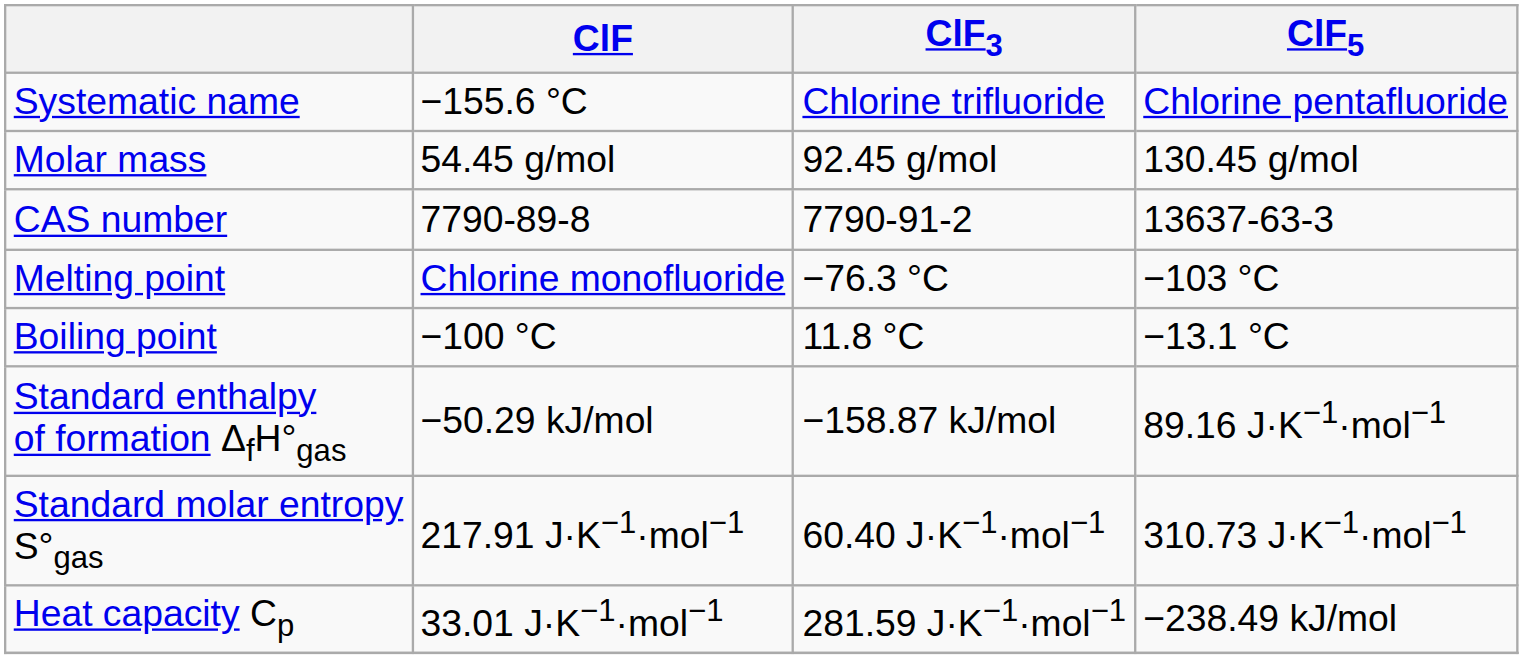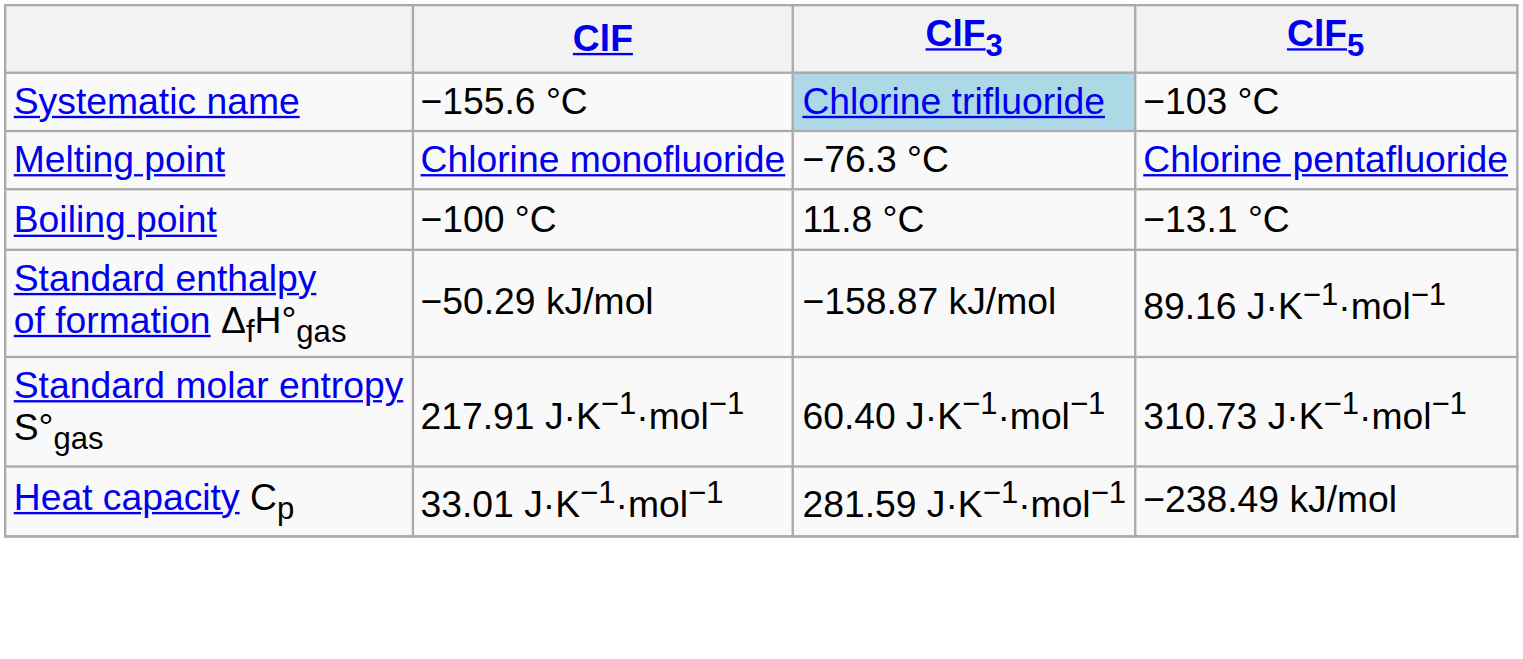(954, 100) no background -> (954, 100) lightblue background
(1326, 100) Chlorine pentafluoride -> (1211, 100) −103 °C
- row: (110, 159)
- row: (120, 218)
(1211, 277) −103 °C -> (1326, 159) Chlorine pentafluoride
